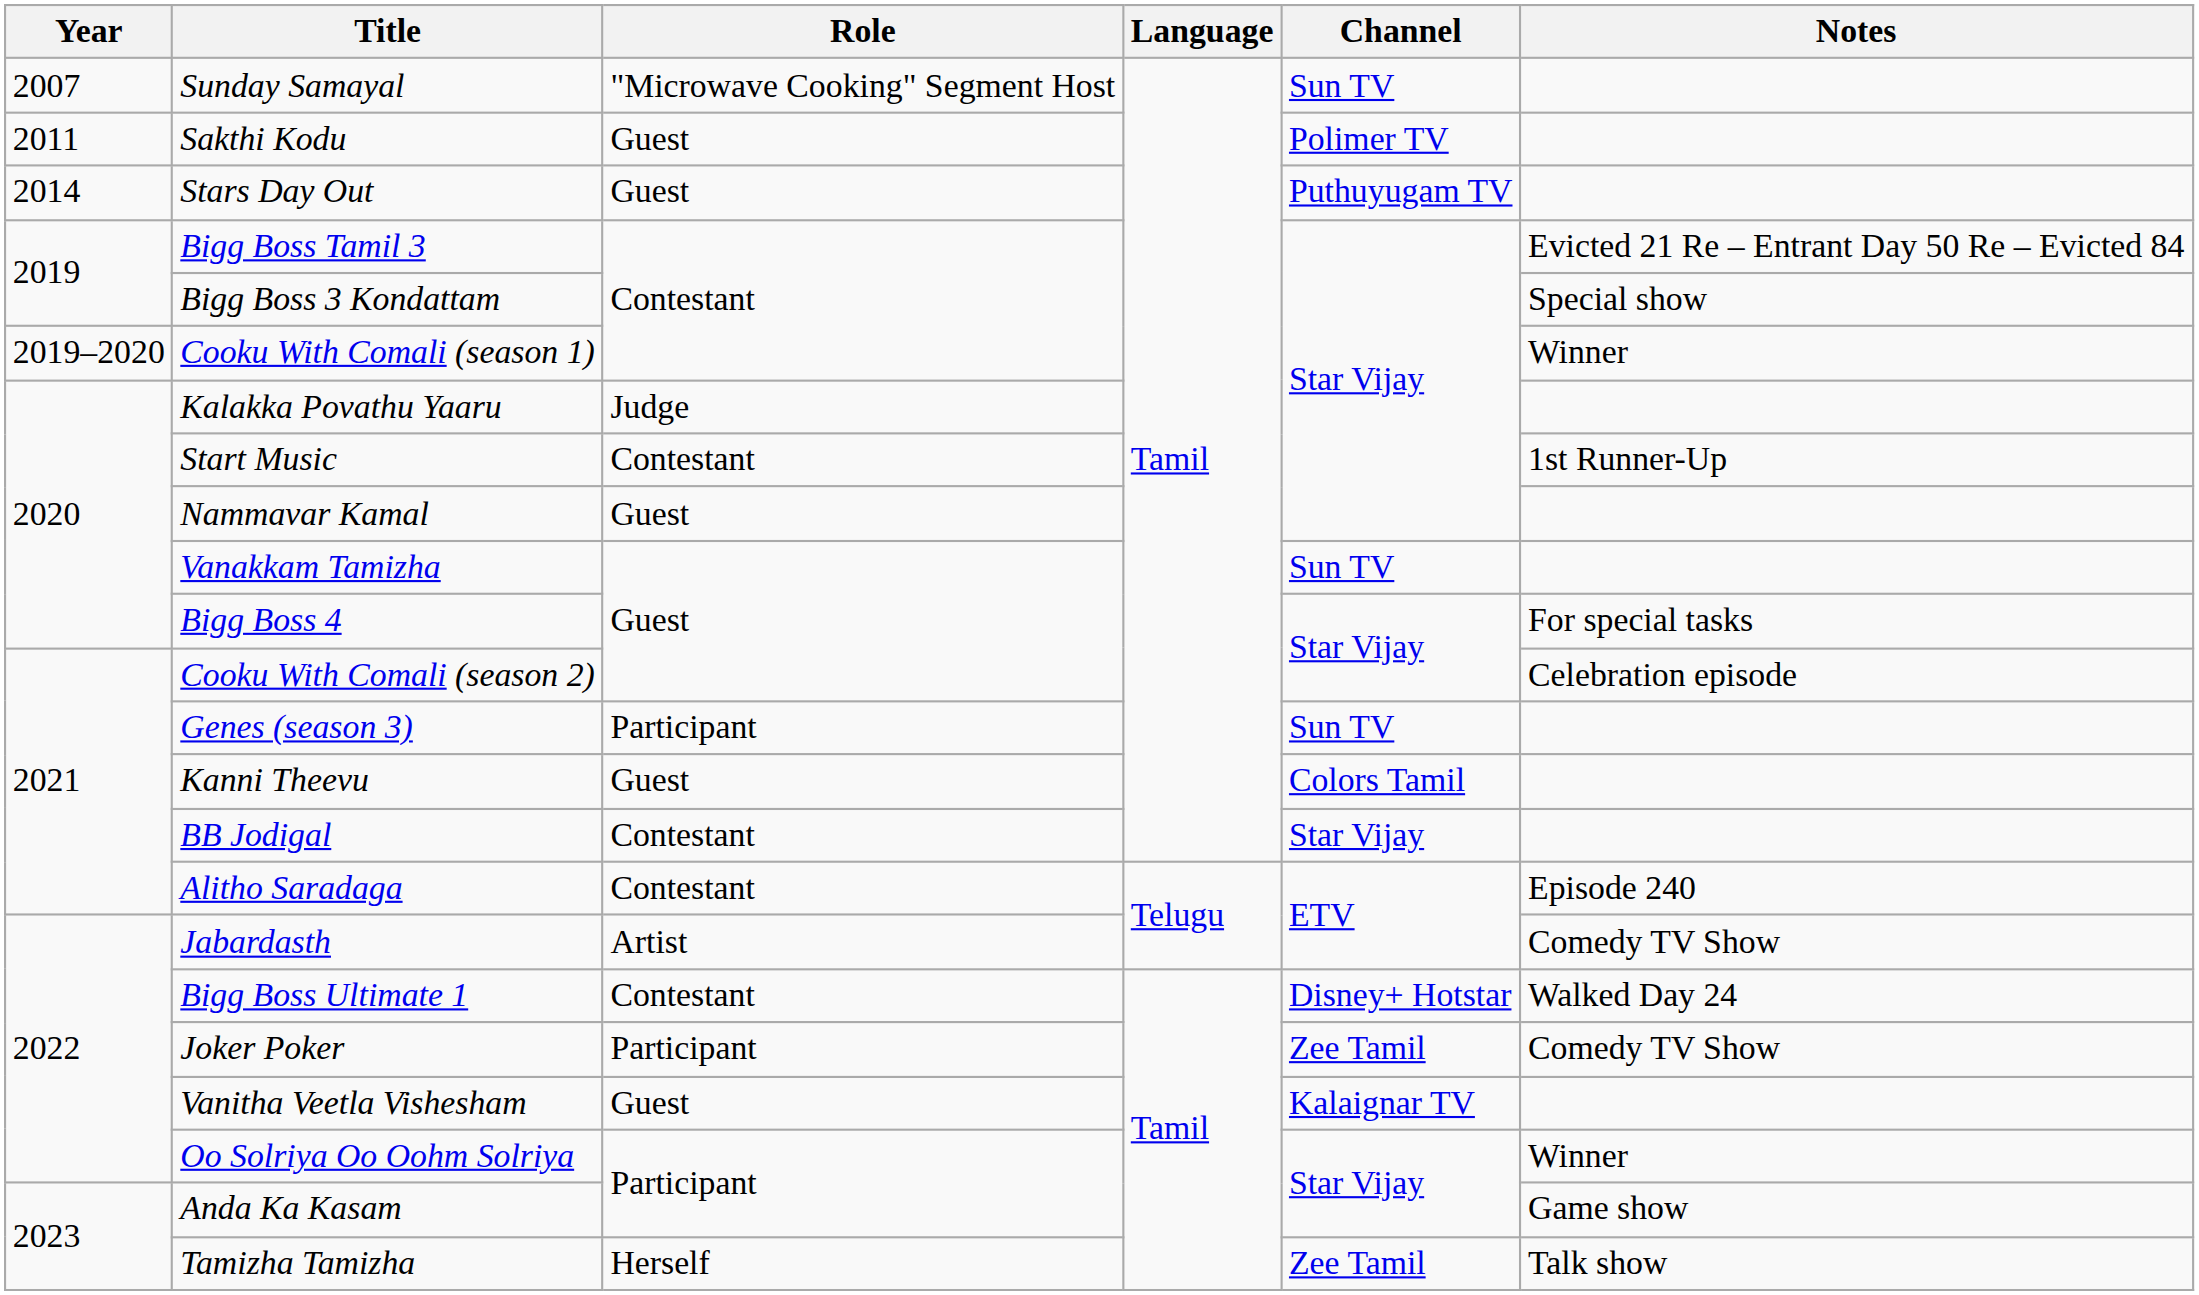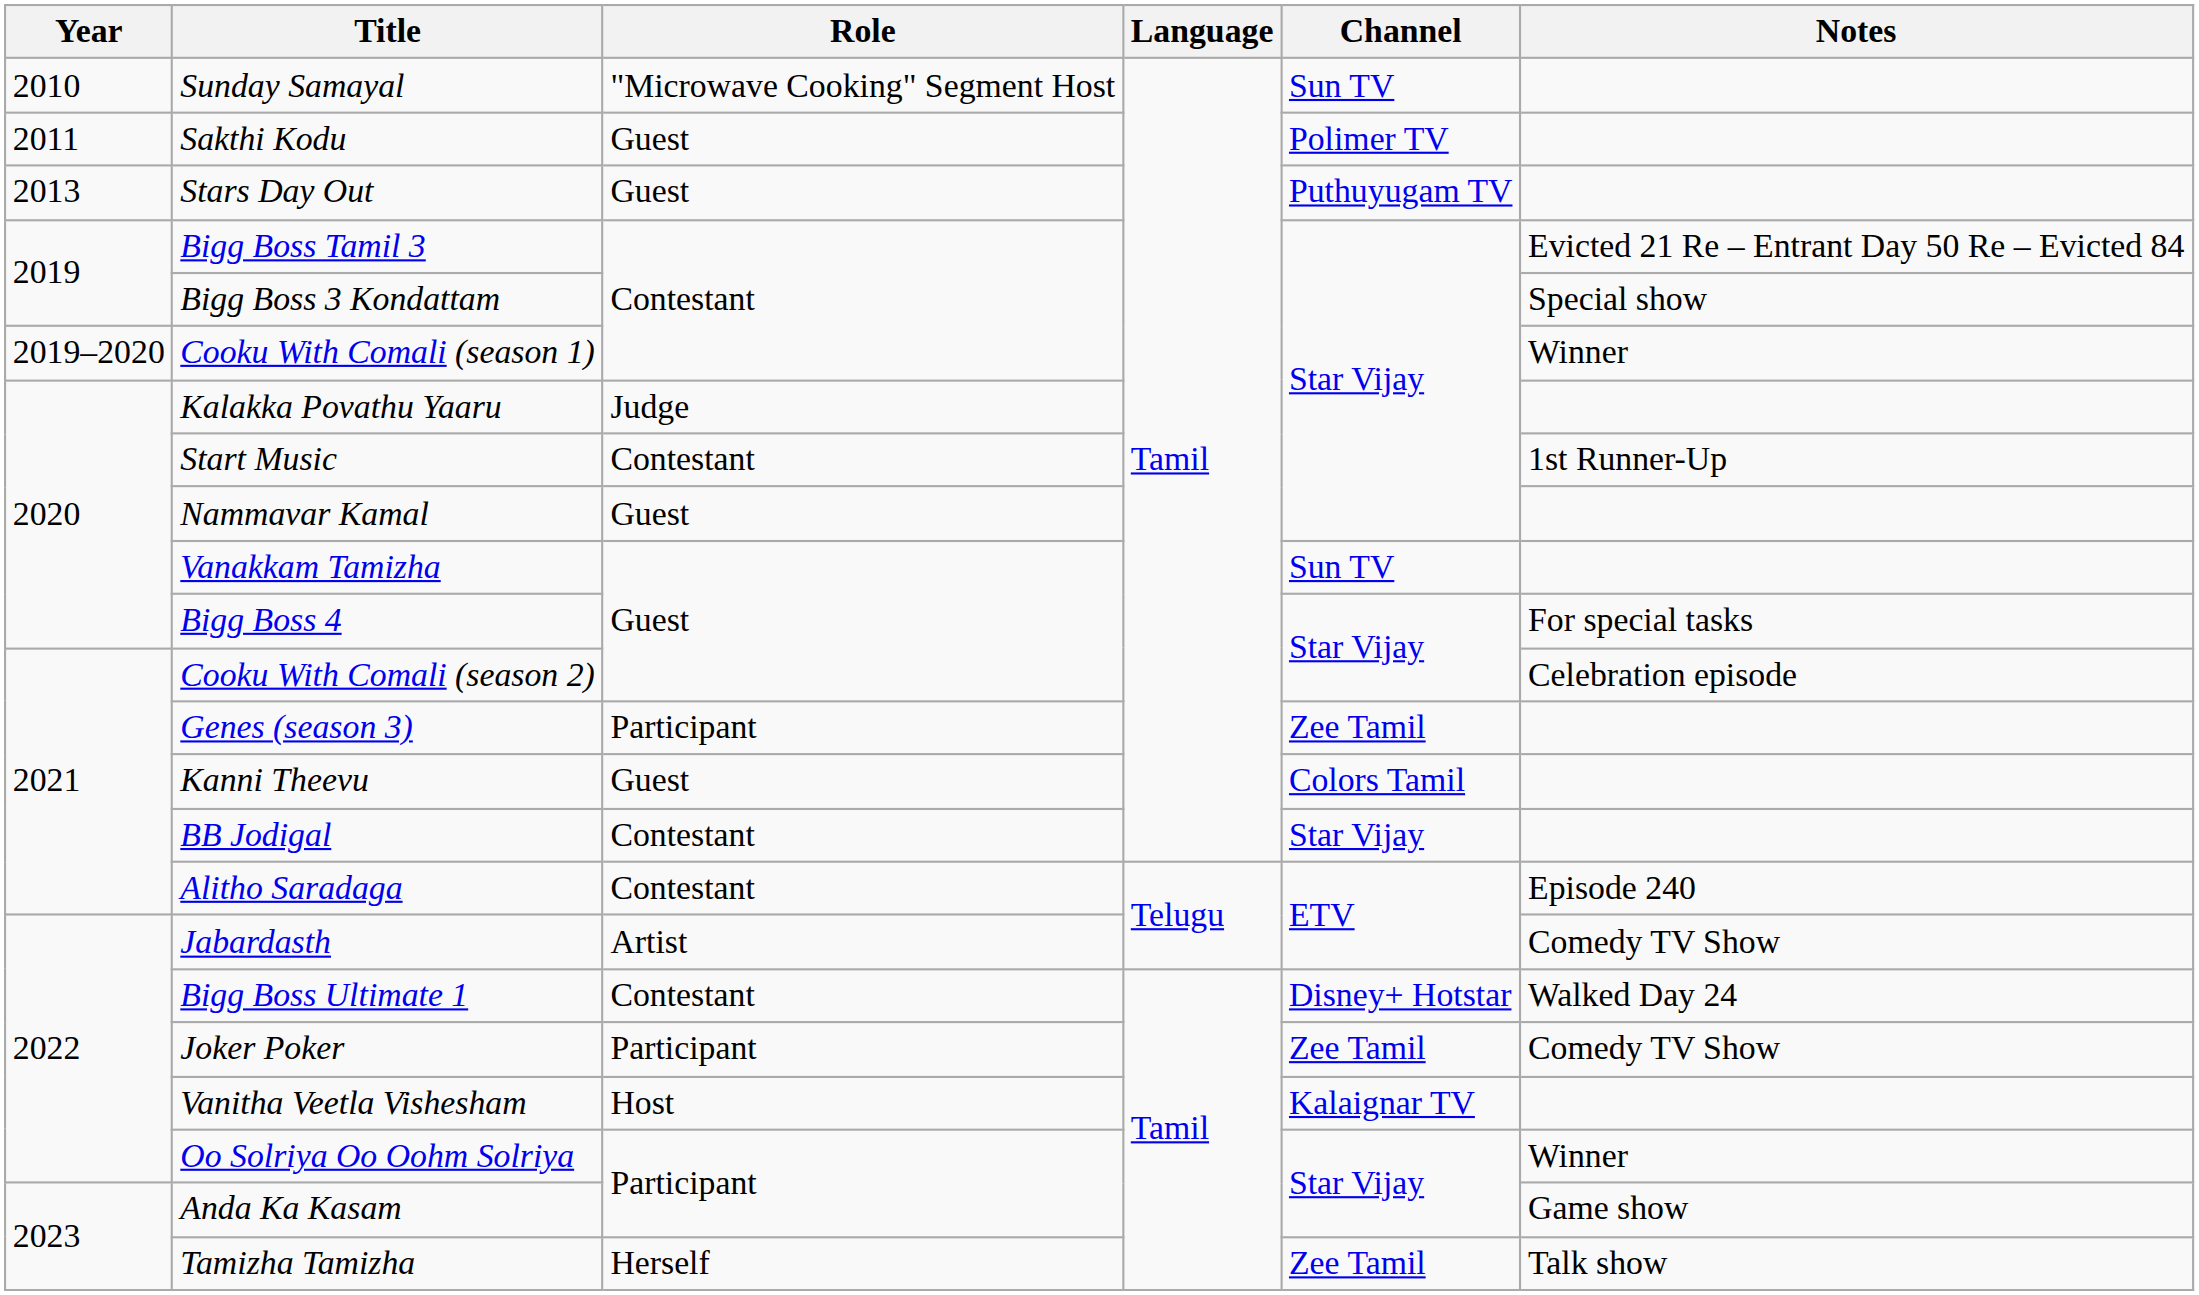(47, 84) 2007 -> (47, 84) 2010
(47, 191) 2014 -> (47, 191) 2013
(1342, 727) Sun TV -> (1357, 727) Zee Tamil
(650, 1102) Guest -> (642, 1102) Host
